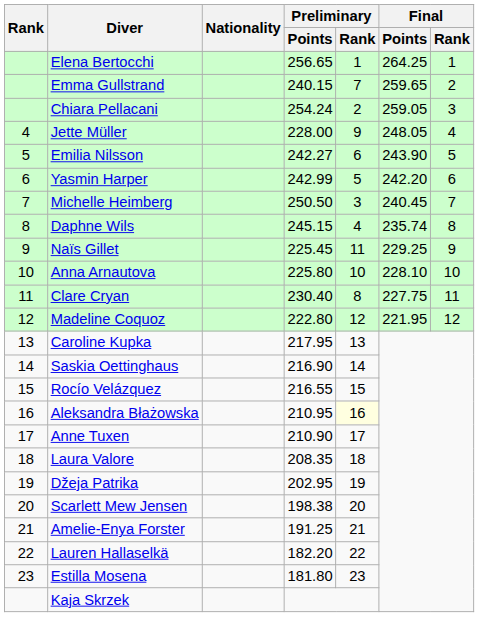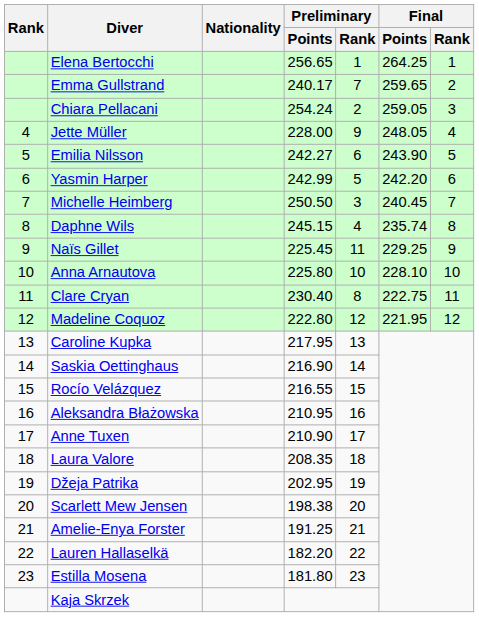(310, 86) 240.15 -> (310, 86) 240.17
(405, 296) 227.75 -> (405, 296) 222.75
(357, 413) lightyellow background -> (357, 413) no background
